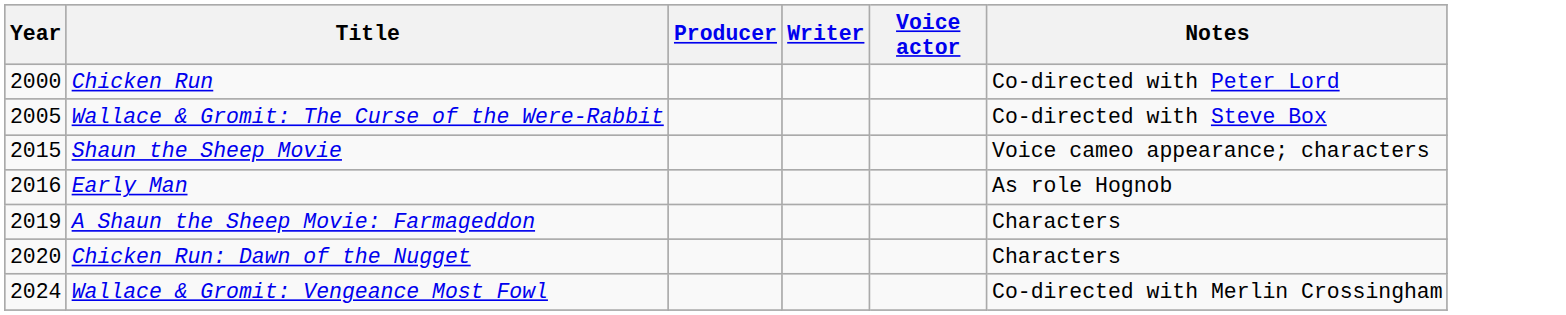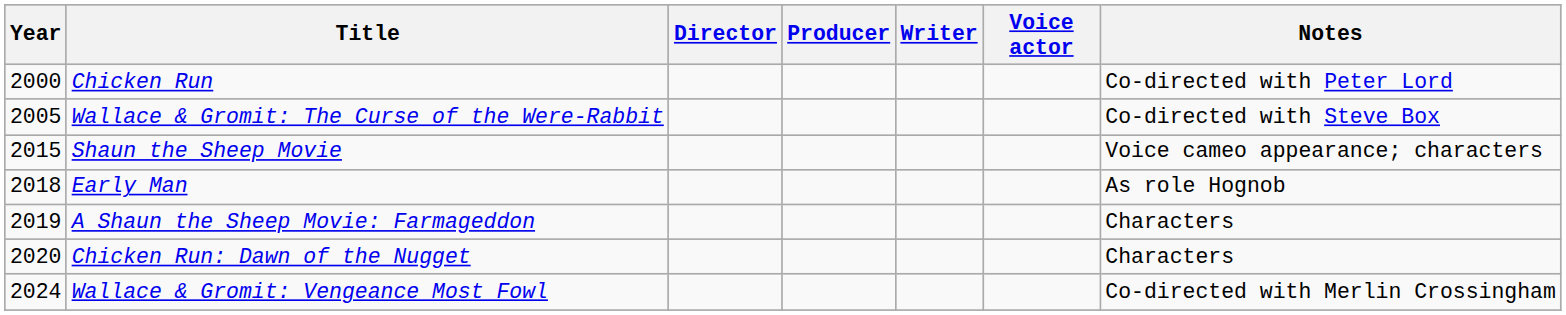+ column: (725, 35)
(36, 187) 2016 -> (36, 187) 2018
